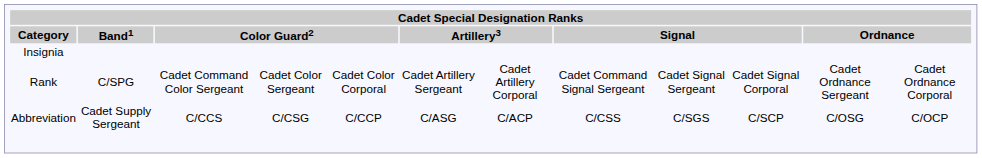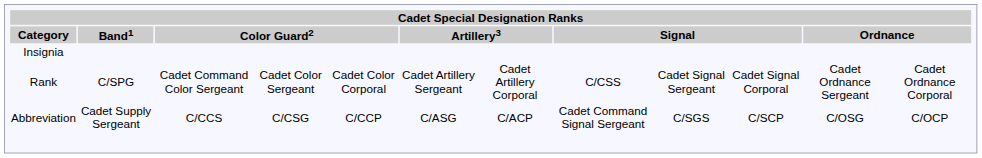(603, 81) Cadet Command Signal Sergeant -> (603, 81) C/CSS
(603, 117) C/CSS -> (603, 117) Cadet Command Signal Sergeant
